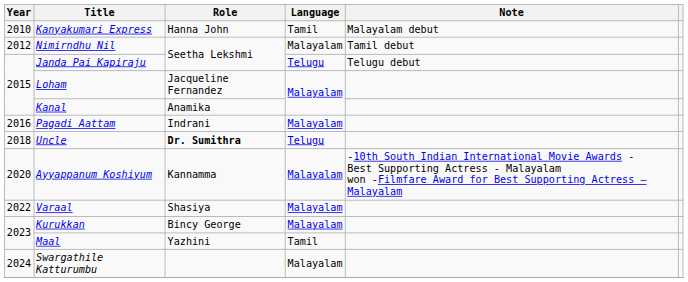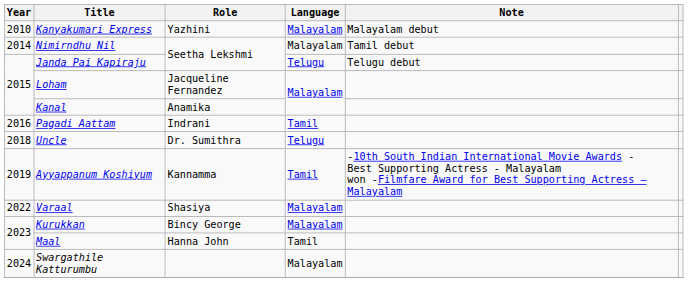(198, 29) Hanna John -> (189, 29) Yazhini
(303, 29) Tamil -> (315, 29) Malayalam
(19, 46) 2012 -> (19, 46) 2014
(315, 124) Malayalam -> (303, 124) Tamil
(204, 140) bold -> (204, 140) normal
(19, 174) 2020 -> (19, 174) 2019
(315, 174) Malayalam -> (303, 174) Tamil
(189, 241) Yazhini -> (198, 241) Hanna John
